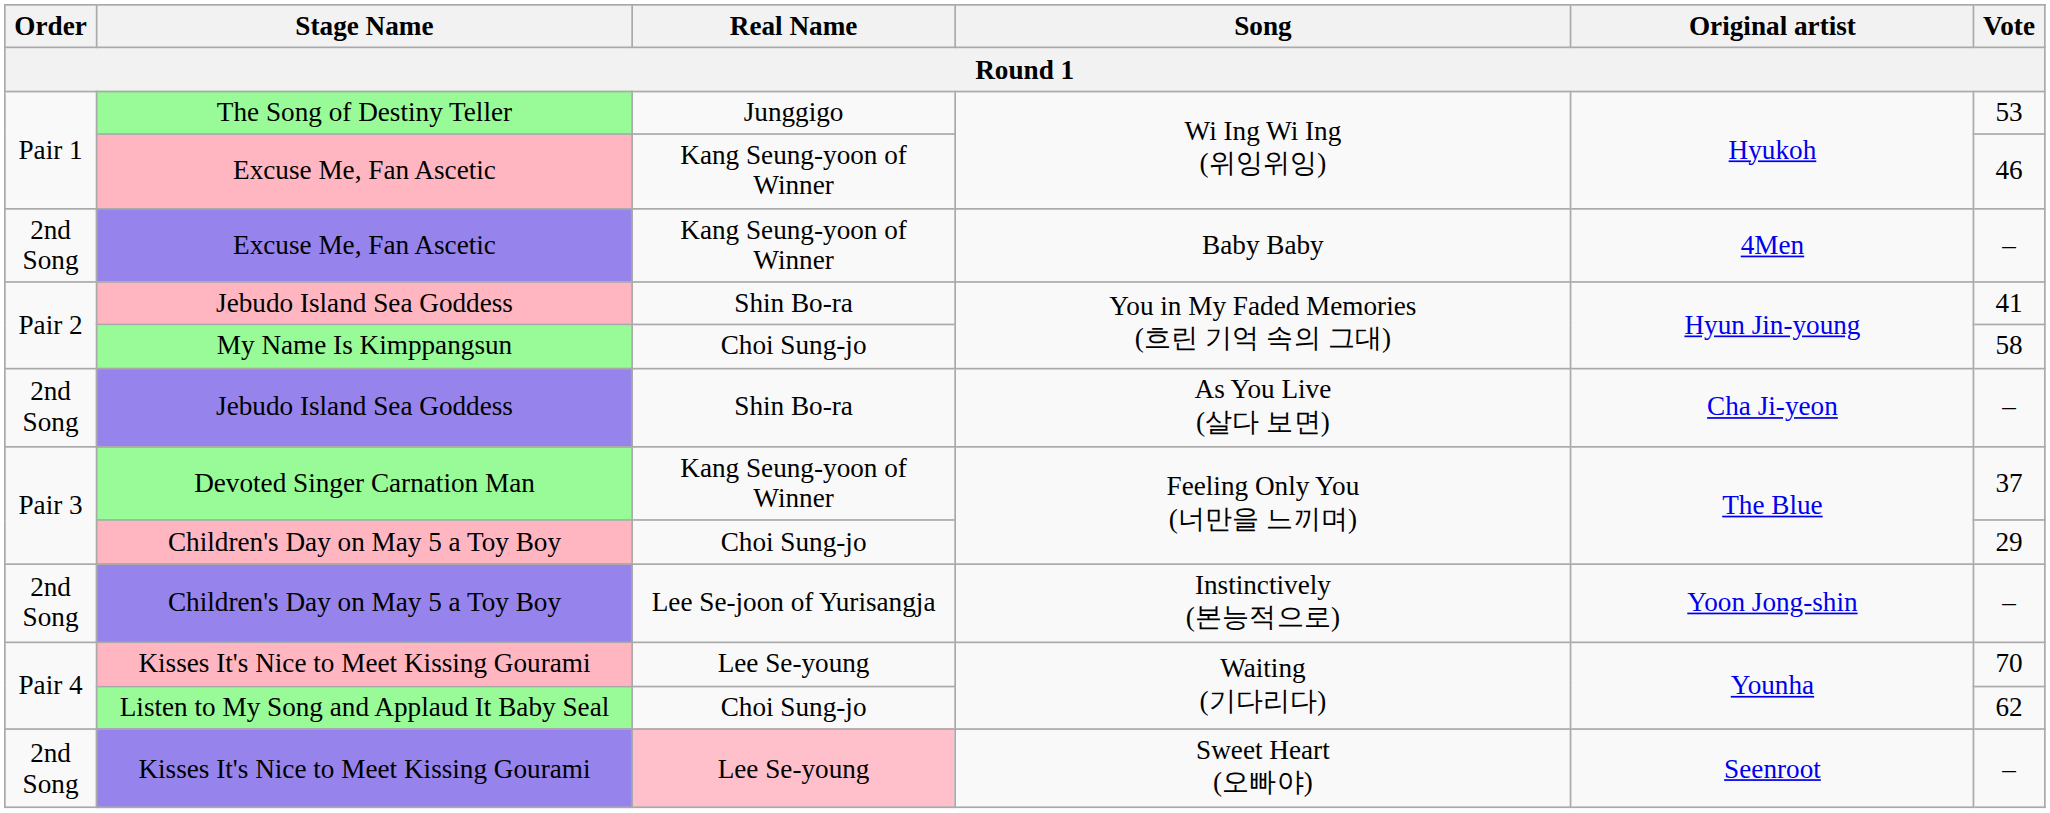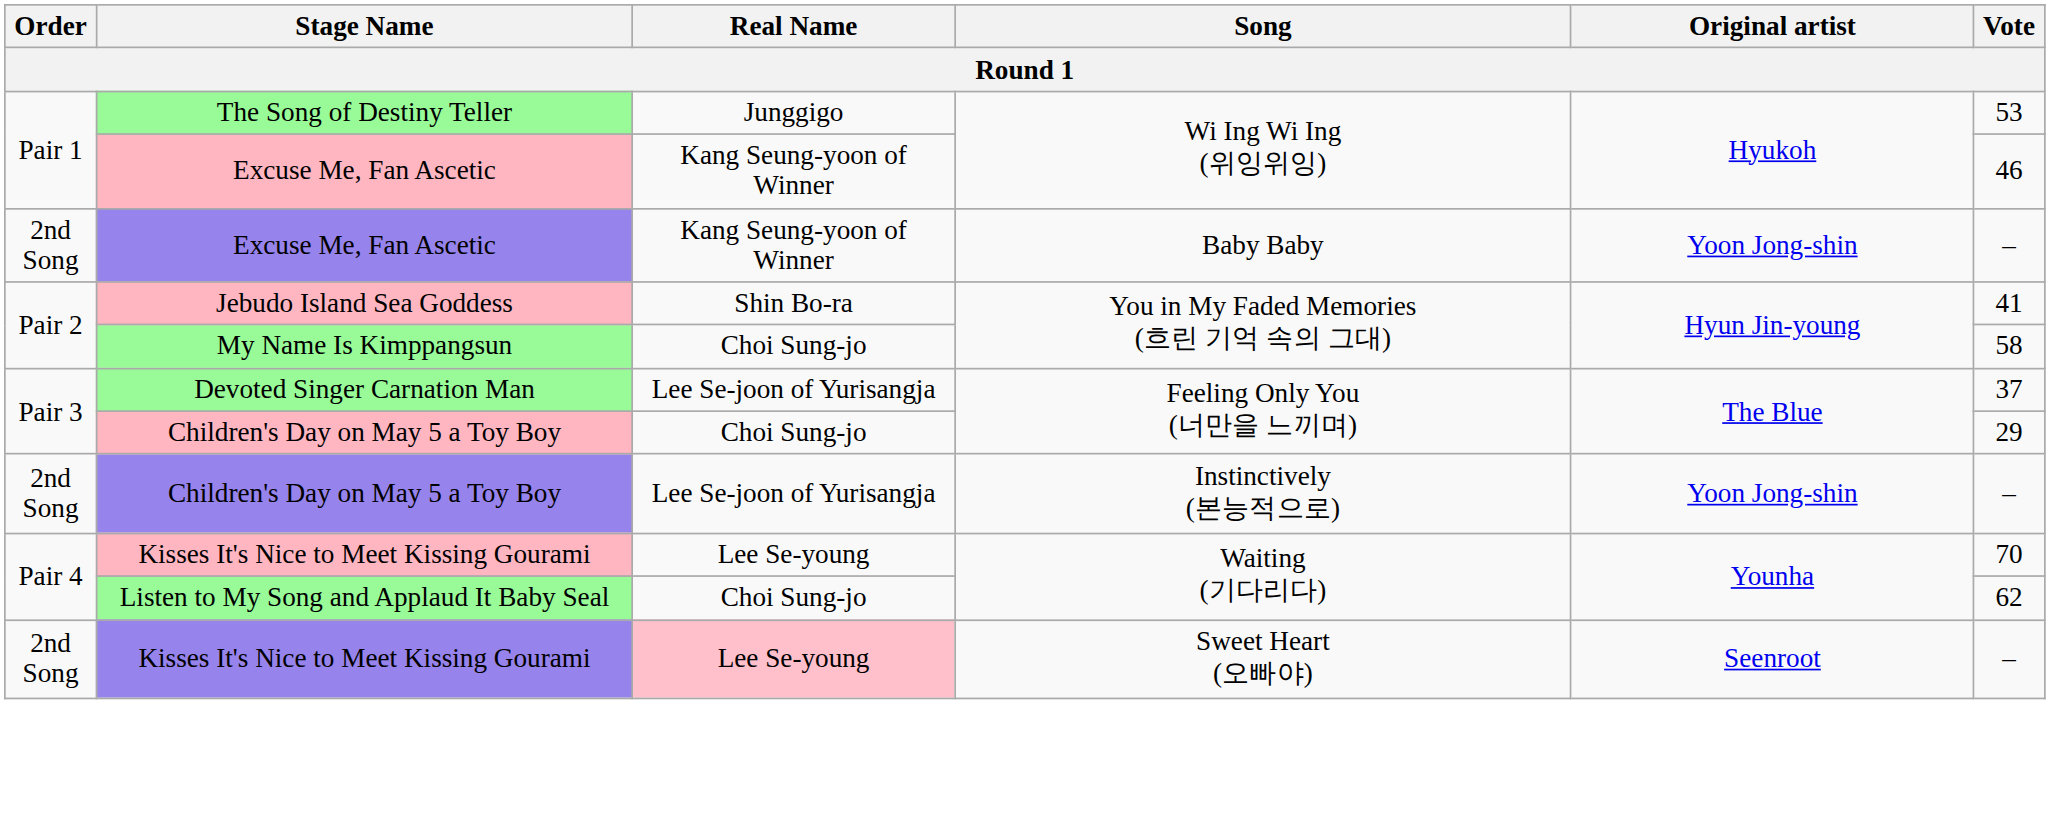(1772, 244) 4Men -> (1772, 244) Yoon Jong-shin
- row: (364, 407)
(794, 483) Kang Seung-yoon of Winner -> (794, 389) Lee Se-joon of Yurisangja
